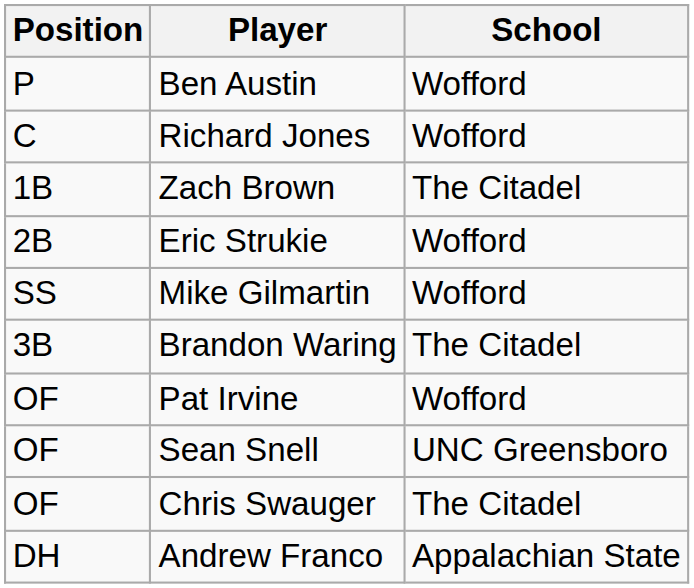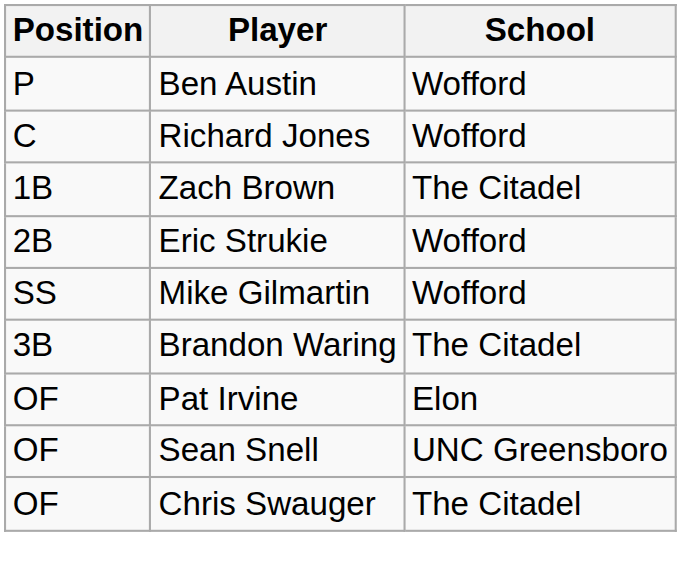(469, 398) Wofford -> (445, 398) Elon
- row: (271, 556)
